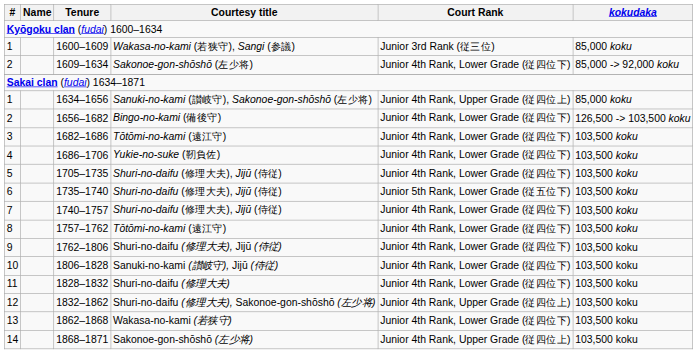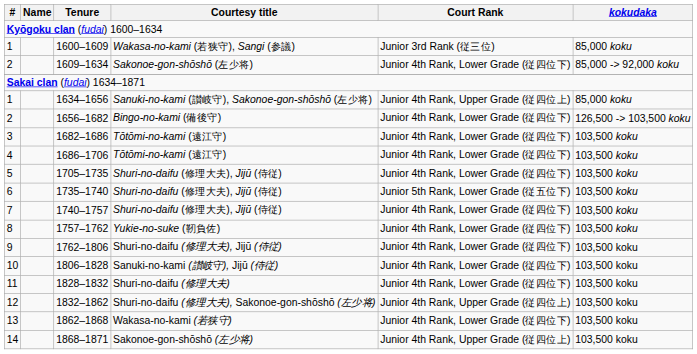(167, 155) Yukie-no-suke (靭負佐) -> (170, 155) Tōtōmi-no-kami (遠江守)
(170, 228) Tōtōmi-no-kami (遠江守) -> (167, 228) Yukie-no-suke (靭負佐)
